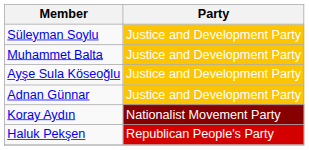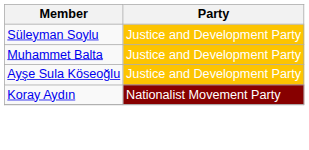- row: (48, 94)
- row: (46, 134)
